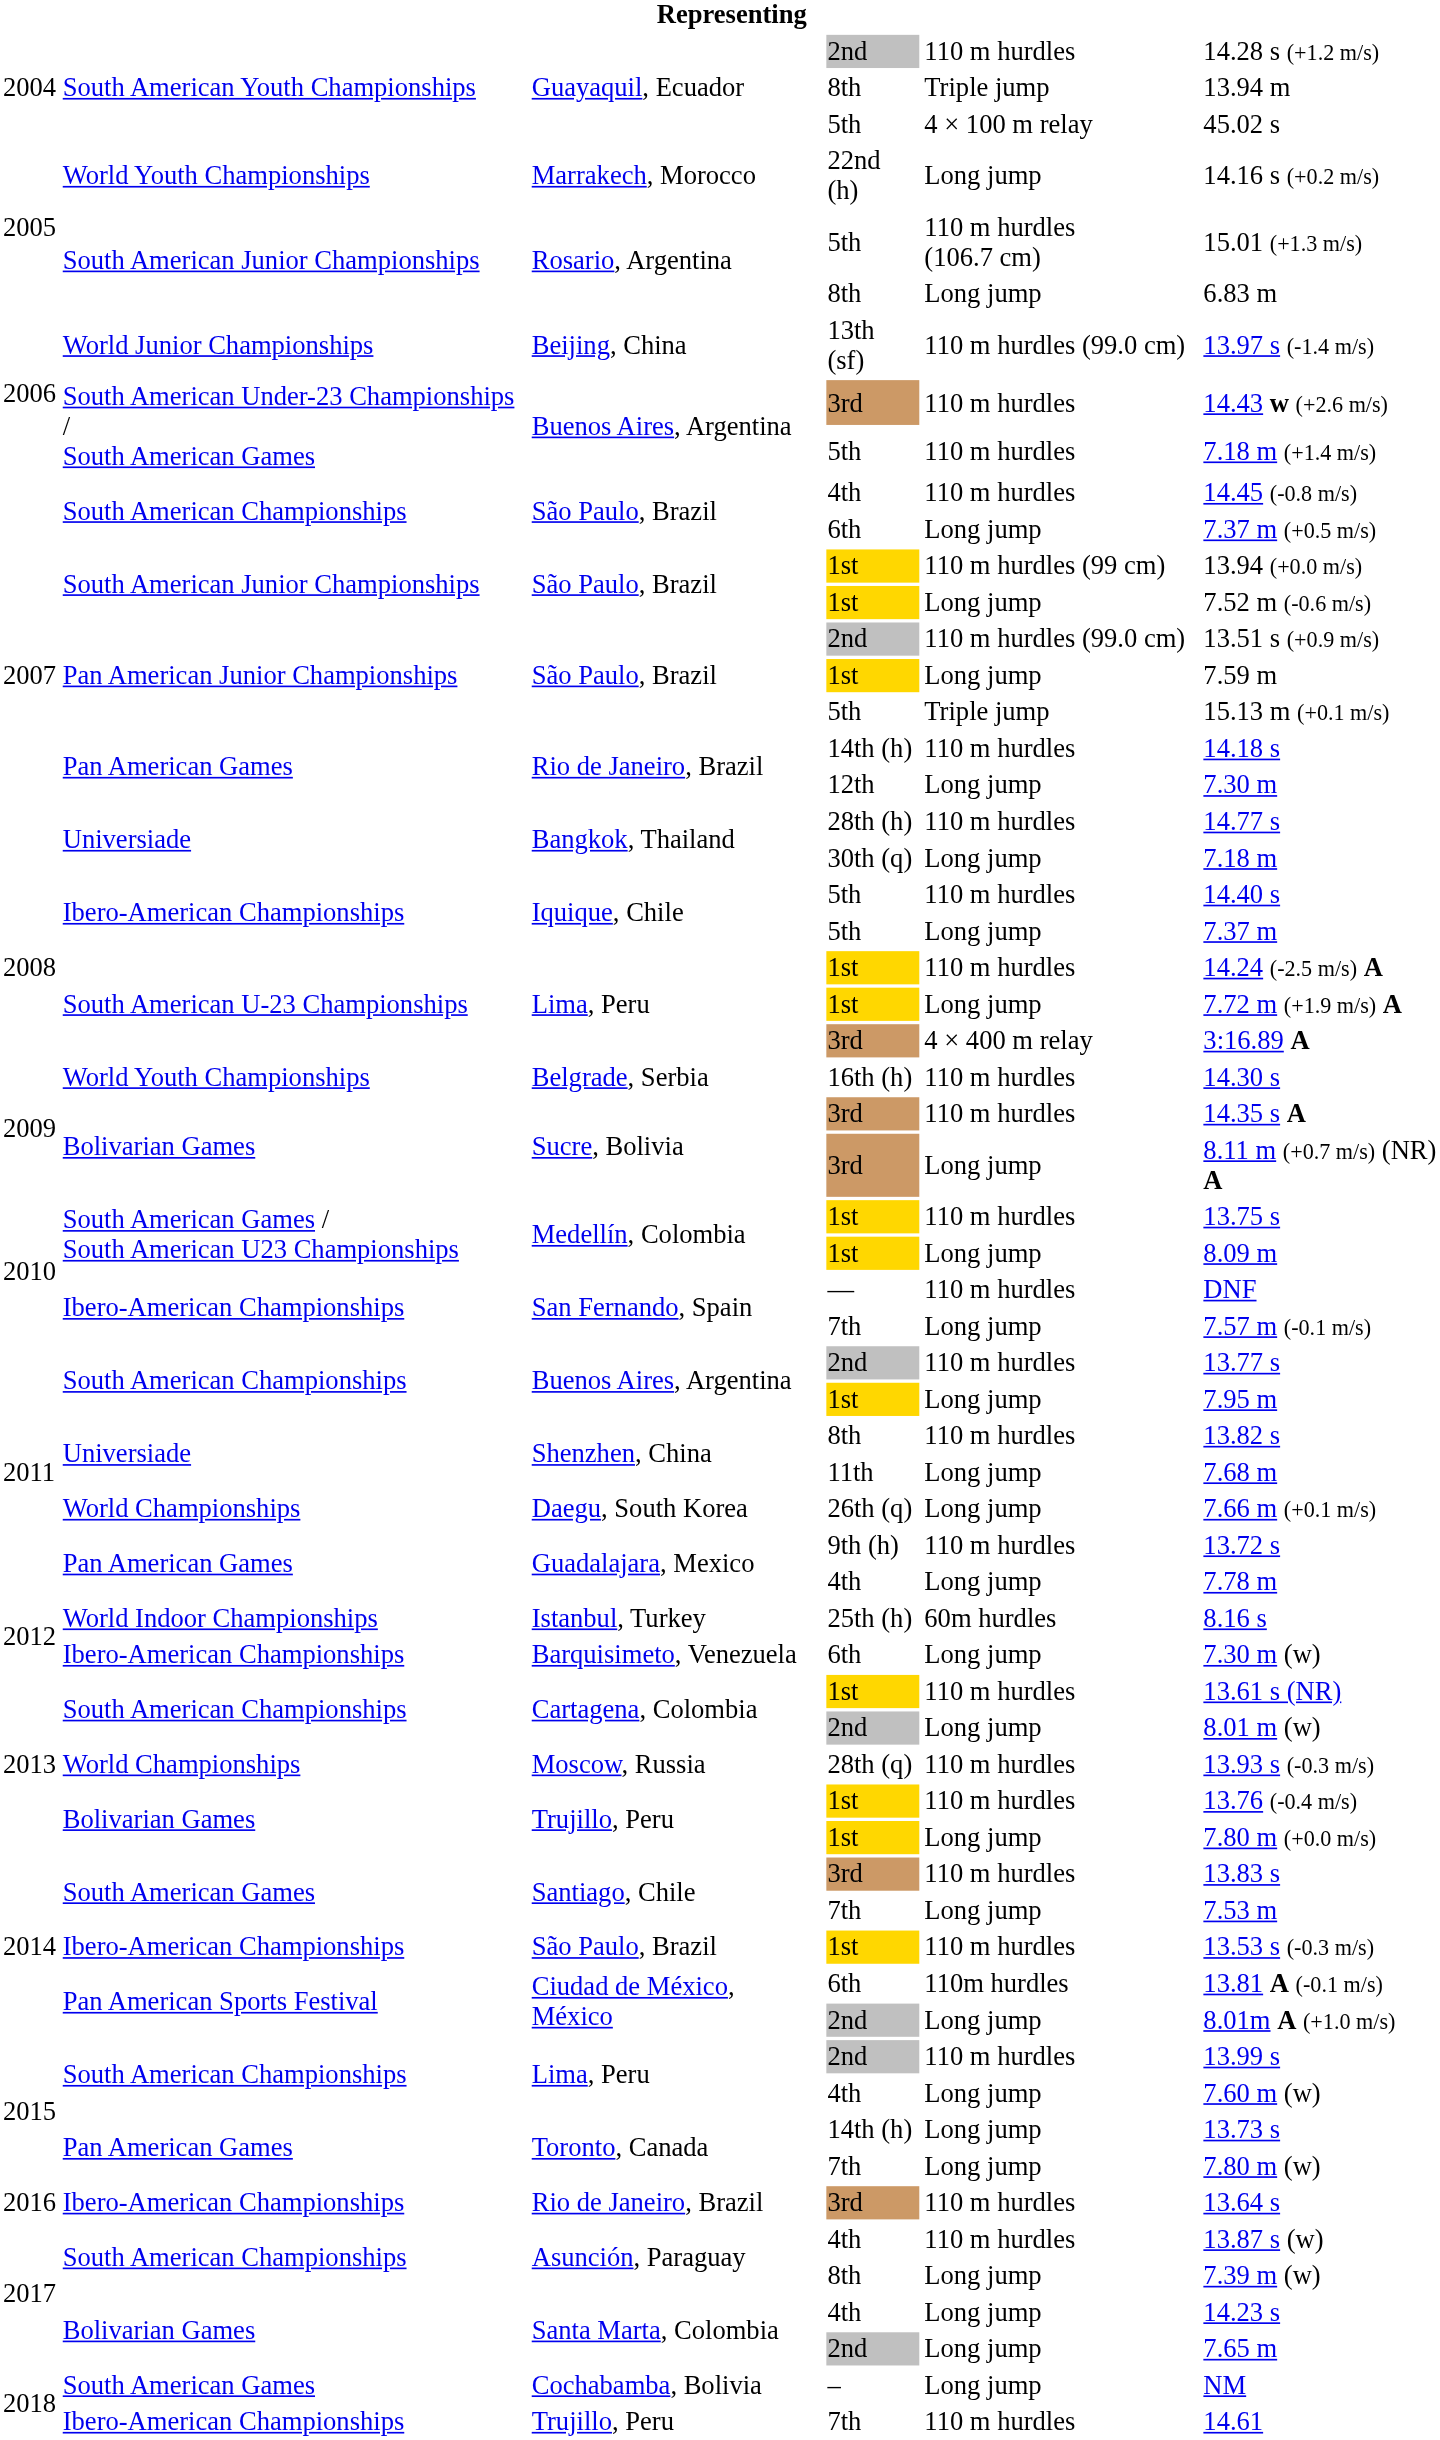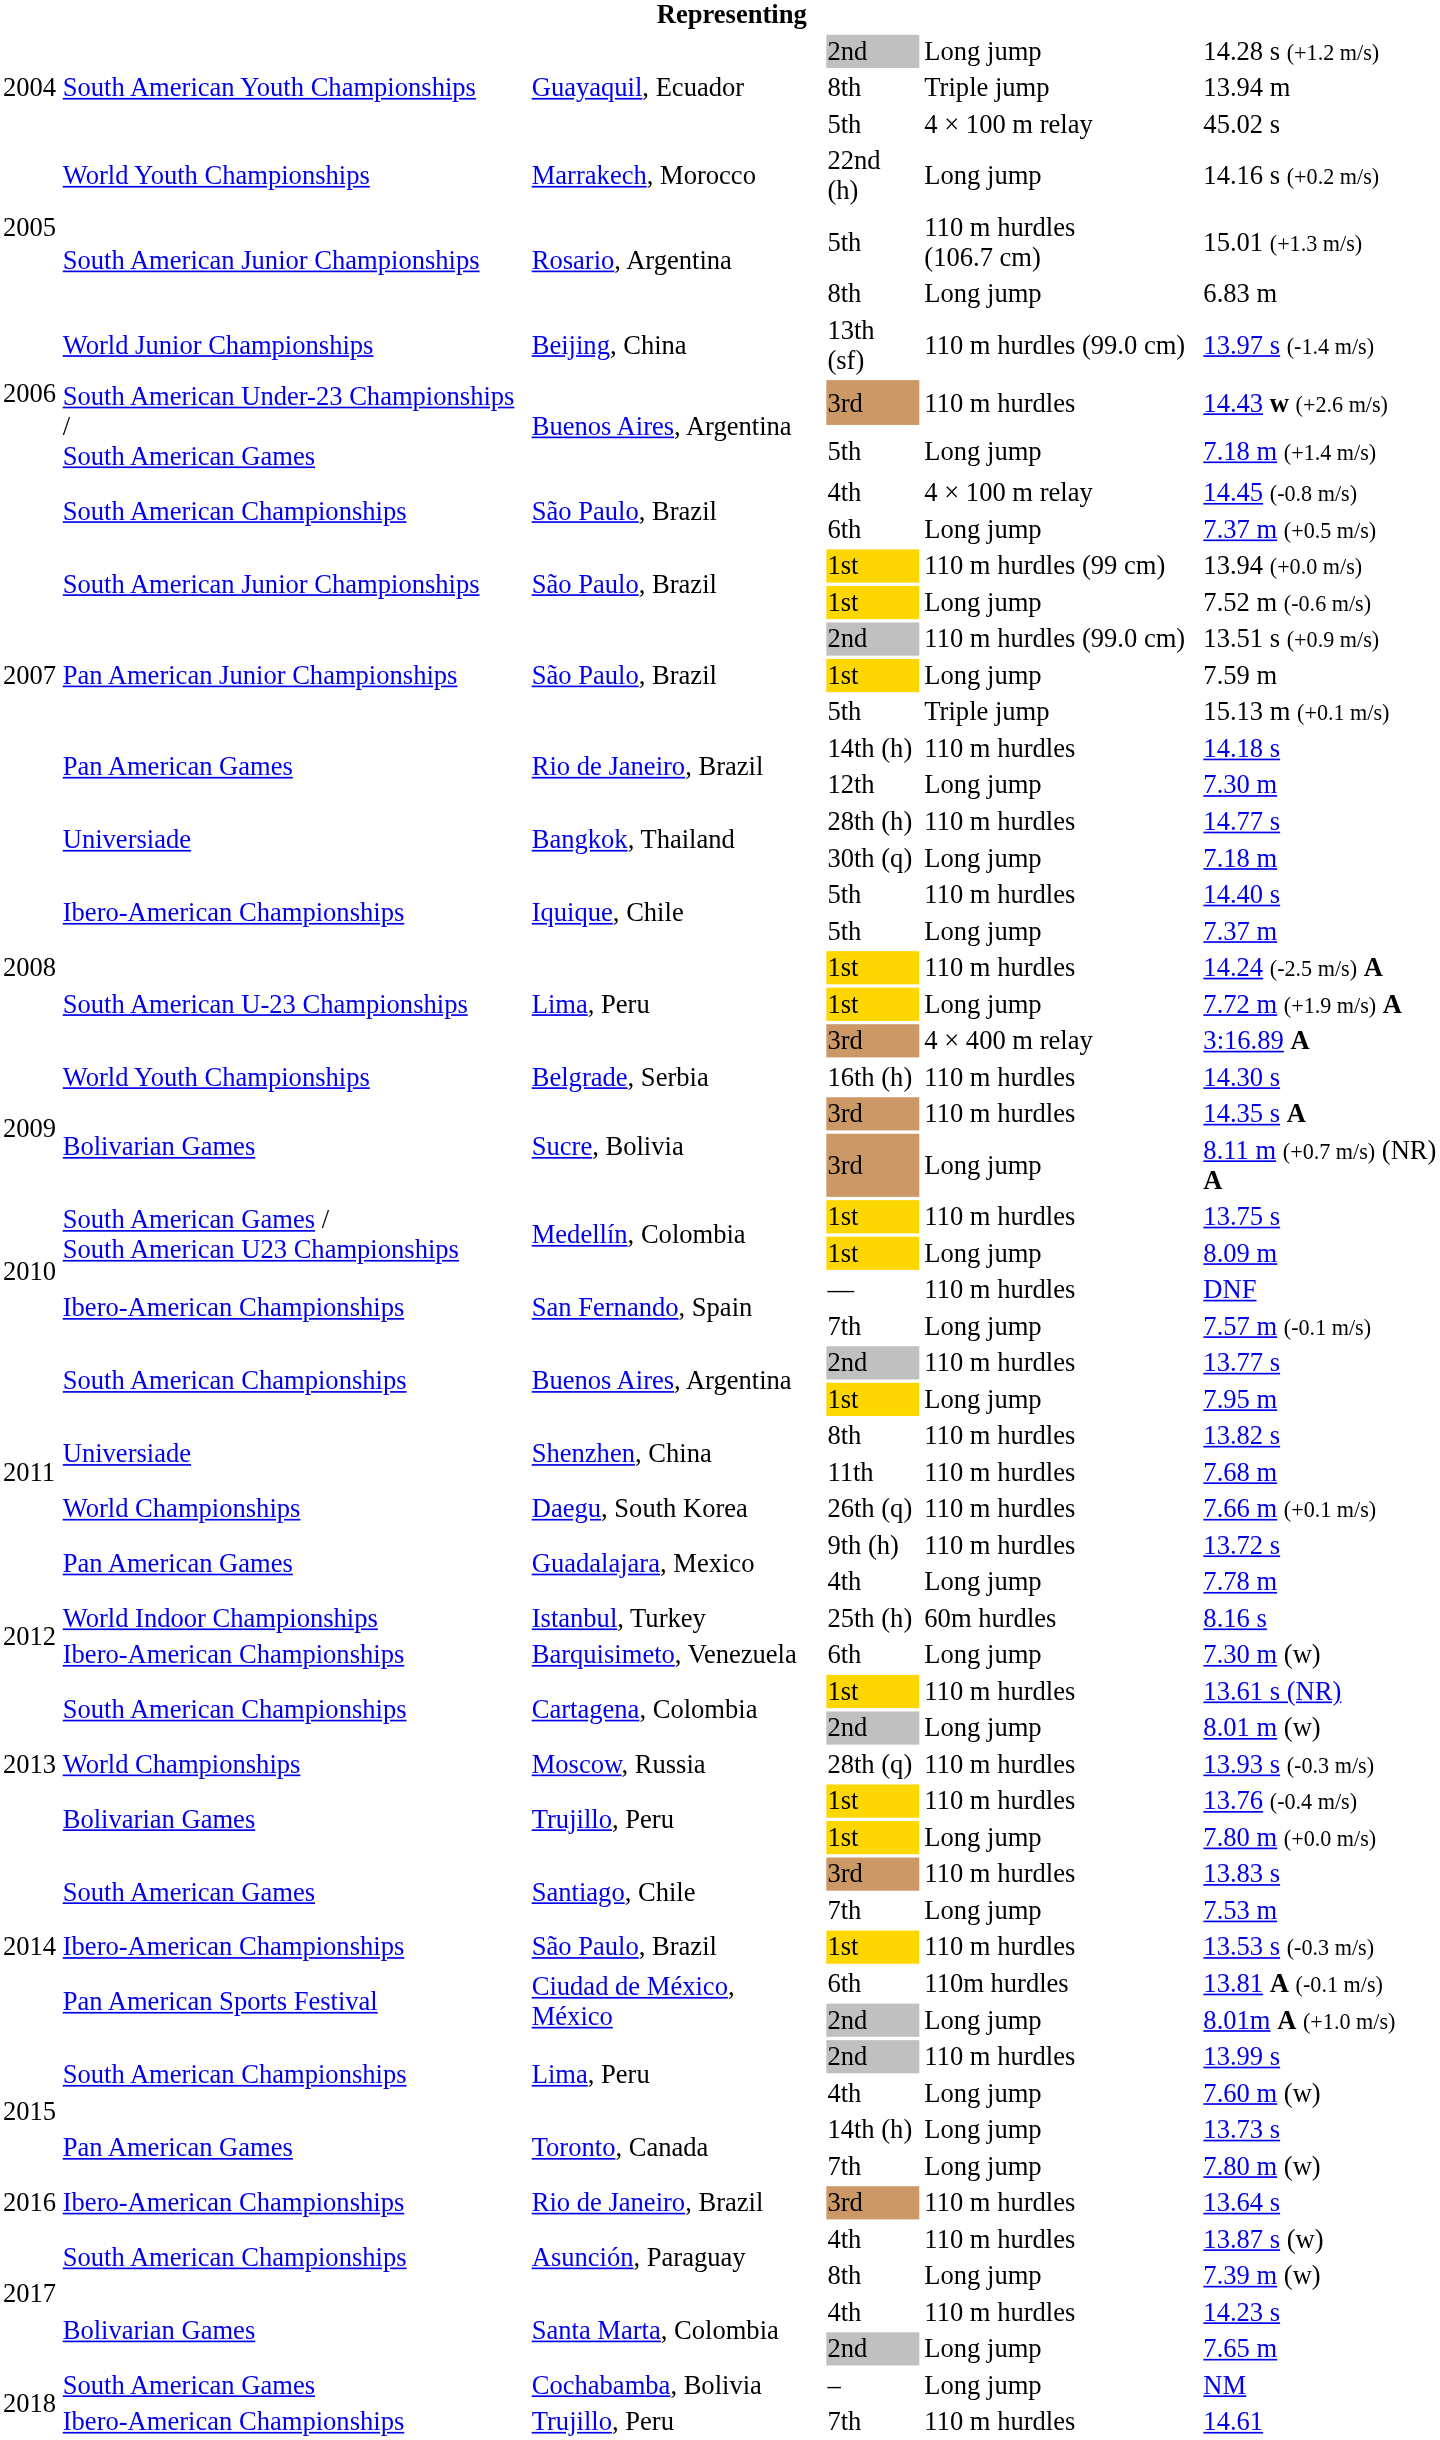(1000, 51) 110 m hurdles -> (983, 51) Long jump
(1000, 450) 110 m hurdles -> (983, 450) Long jump
(1000, 492) 110 m hurdles -> (1009, 492) 4 × 100 m relay
(983, 1472) Long jump -> (1000, 1472) 110 m hurdles
(983, 1508) Long jump -> (1000, 1508) 110 m hurdles
(983, 2312) Long jump -> (1000, 2312) 110 m hurdles
